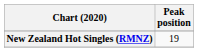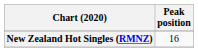(174, 39) 19 -> (174, 39) 16
